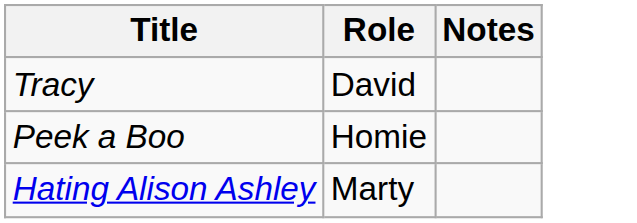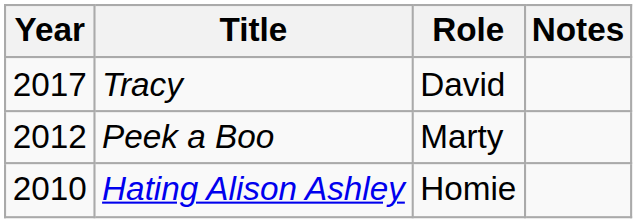+ column: (50, 30)
(379, 136) Homie -> (462, 136) Marty
(372, 189) Marty -> (468, 189) Homie
